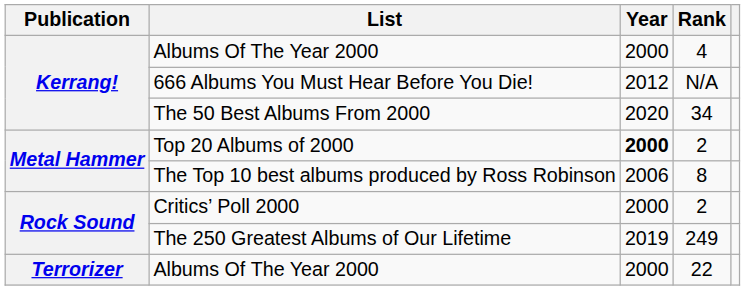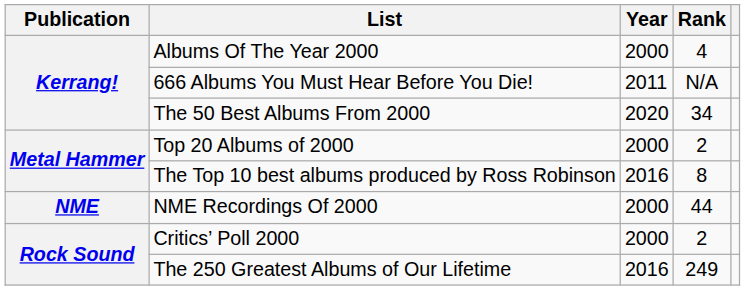(647, 82) 2012 -> (646, 82) 2011
(647, 144) bold -> (647, 144) normal
(647, 176) 2006 -> (647, 176) 2016
+ row: (266, 207)
(647, 238) 2019 -> (647, 269) 2016
- row: (266, 269)
